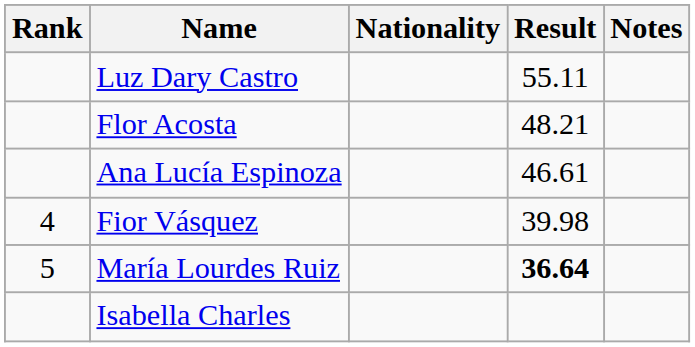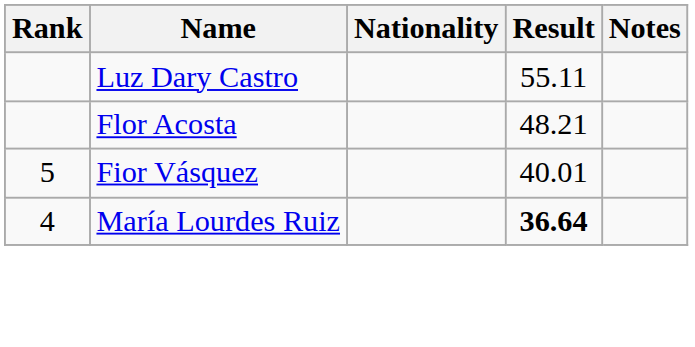- row: (219, 172)
(47, 220) 4 -> (47, 172) 5
(555, 220) 39.98 -> (554, 172) 40.01
(47, 268) 5 -> (47, 220) 4
- row: (193, 316)
